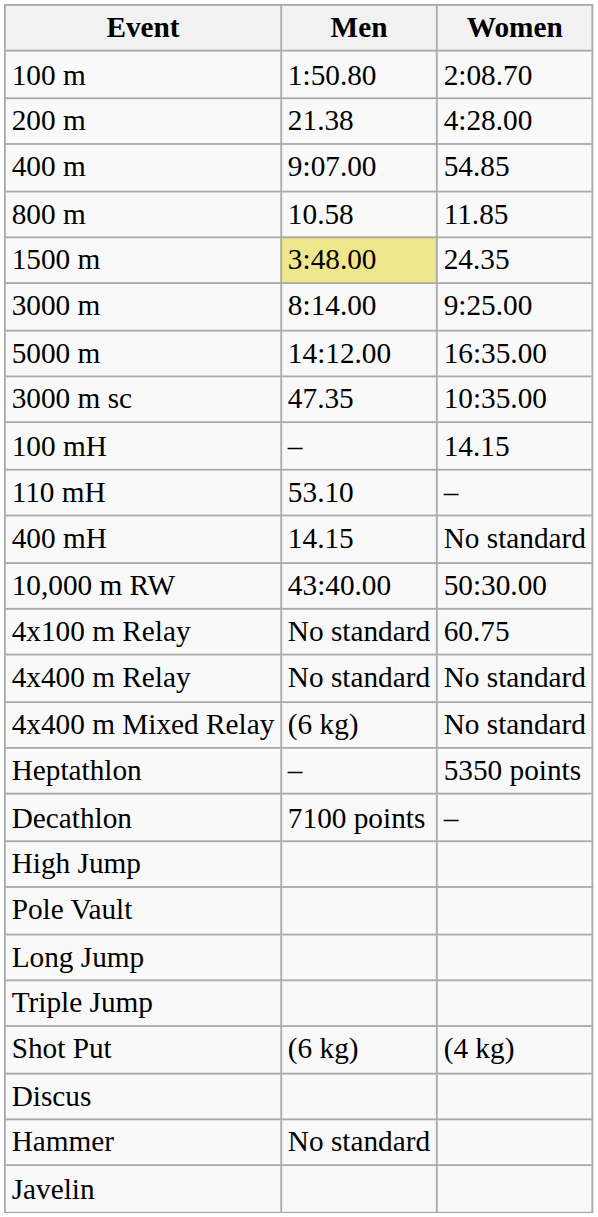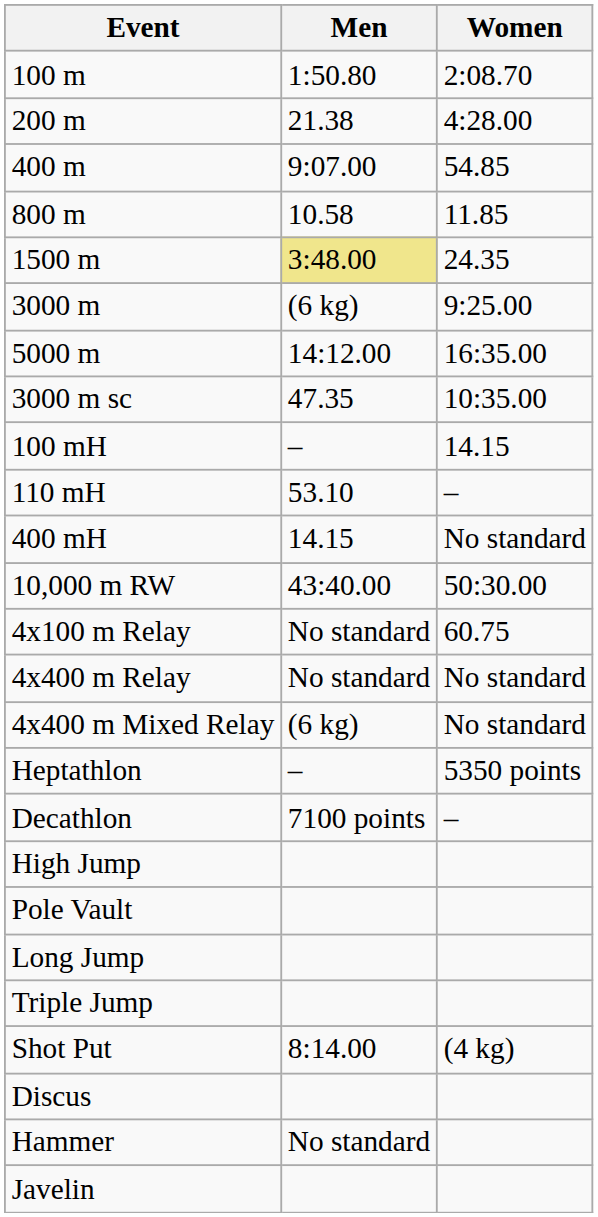(332, 306) 8:14.00 -> (323, 306) (6 kg)
(323, 1049) (6 kg) -> (332, 1049) 8:14.00
